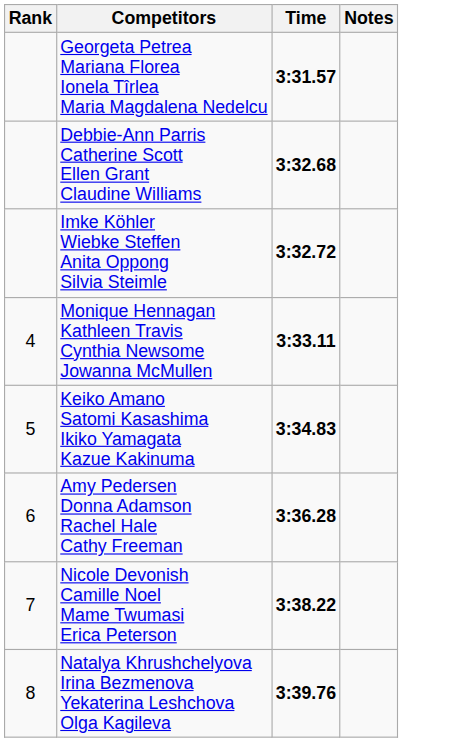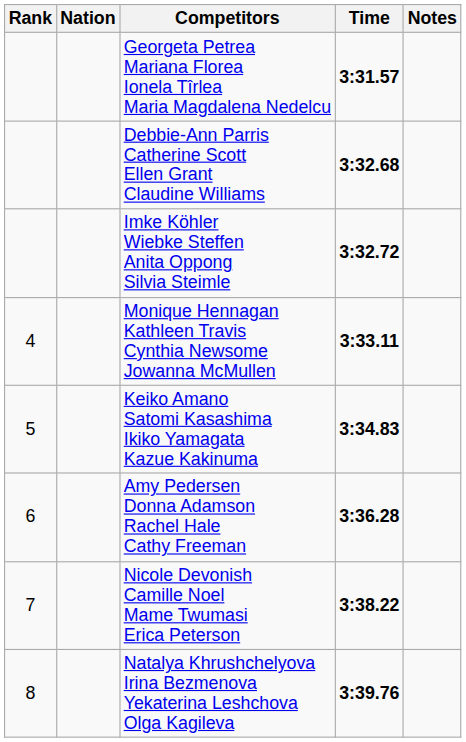+ column: (88, 18)
